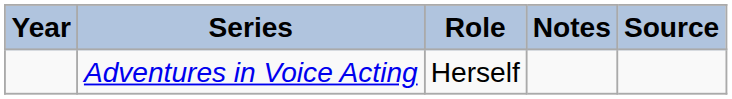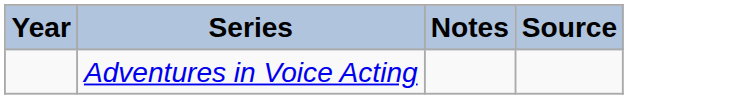- column: (475, 27)
